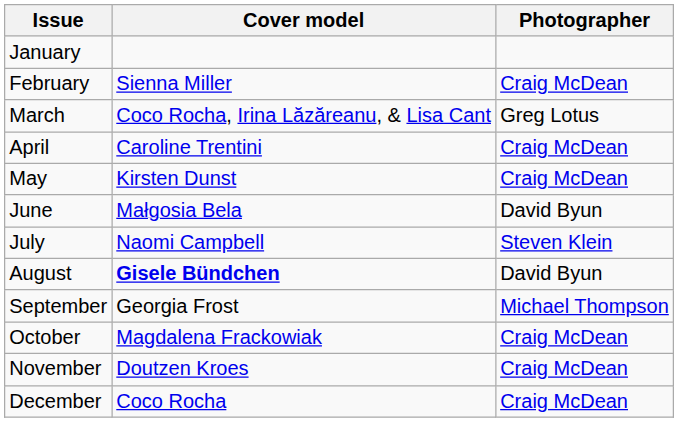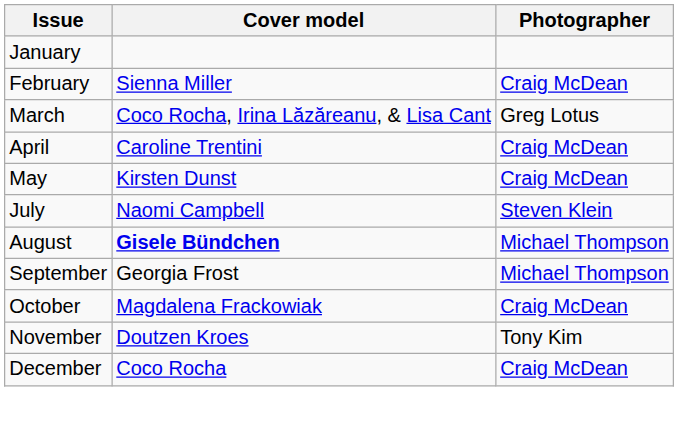- row: (31, 210)
(551, 274) David Byun -> (584, 242) Michael Thompson
(564, 369) Craig McDean -> (541, 337) Tony Kim
